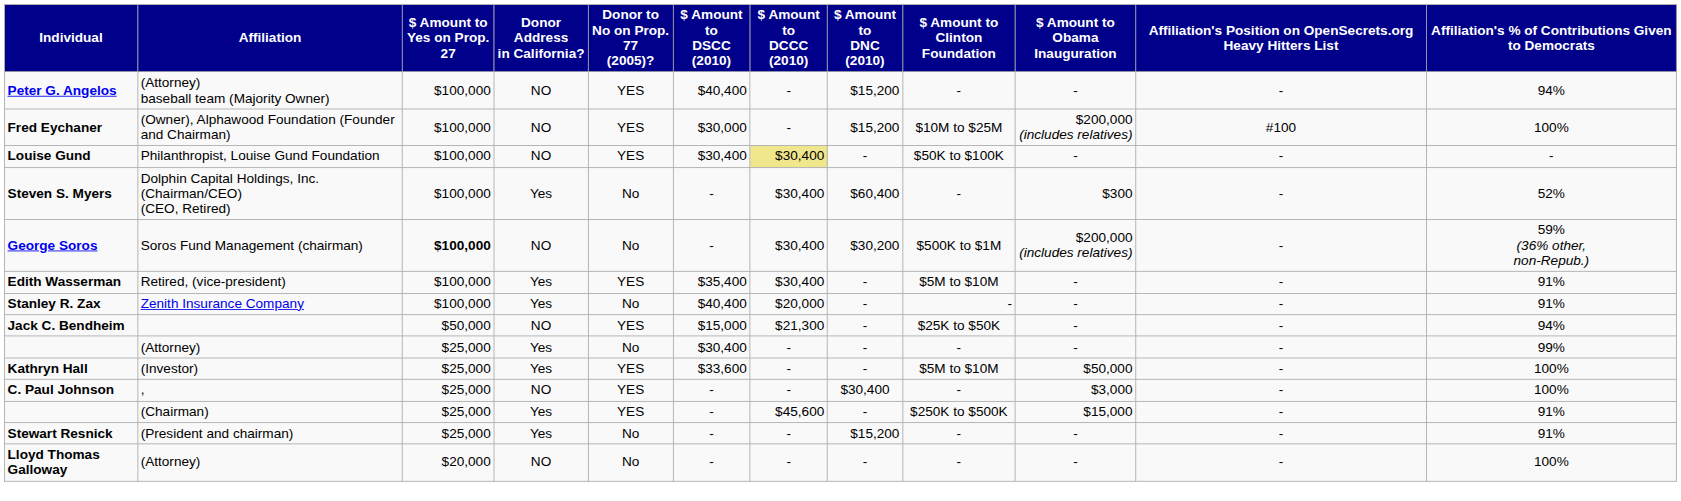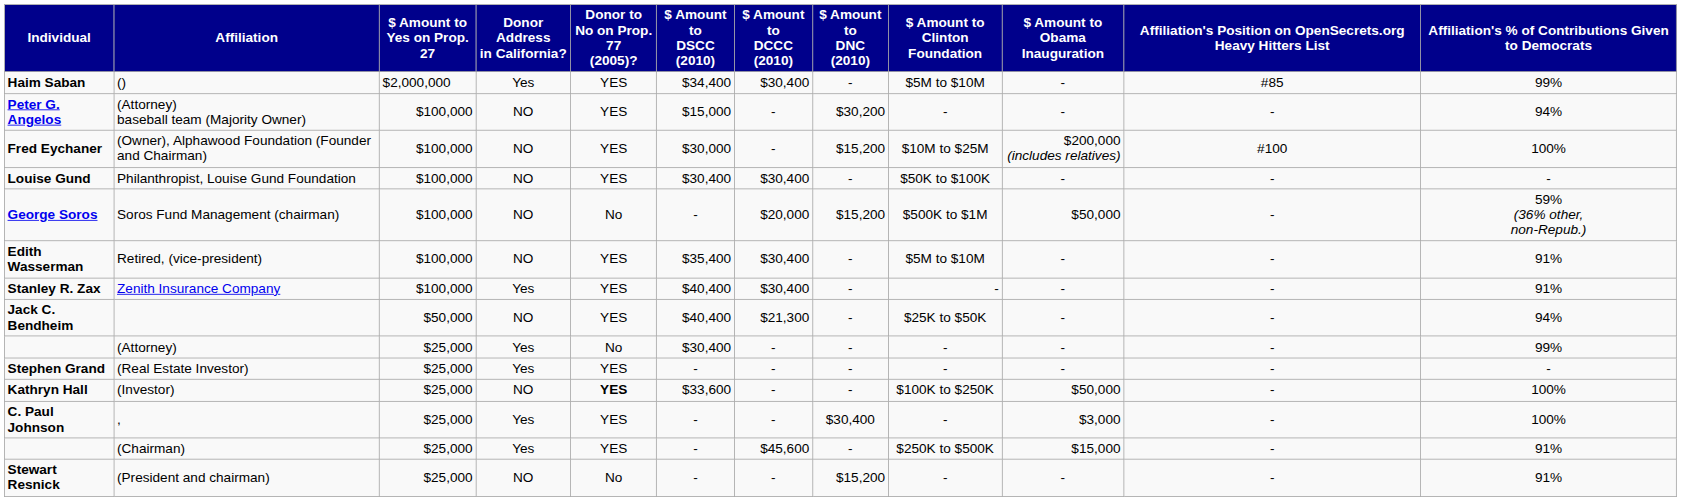+ row: (46, 82)
(722, 90) $40,400 -> (707, 111) $15,000
(875, 90) $15,200 -> (861, 111) $30,200
(800, 156) khaki background -> (785, 178) no background
- row: (60, 193)
(462, 245) bold -> (444, 214) normal
(800, 245) $30,400 -> (785, 214) $20,000
(875, 245) $30,200 -> (861, 214) $15,200
(1076, 245) $200,000 (includes relatives) -> (1096, 214) $50,000
(541, 282) Yes -> (523, 259) NO
(631, 303) No -> (614, 288) YES
(800, 303) $20,000 -> (785, 288) $30,400
(722, 325) $15,000 -> (707, 317) $40,400
+ row: (56, 368)
(541, 368) Yes -> (523, 390) NO
(631, 368) normal -> (614, 390) bold
(959, 368) $5M to $10M -> (945, 390) $100K to $250K
(541, 390) NO -> (523, 419) Yes
(541, 433) Yes -> (523, 477) NO
- row: (54, 462)
